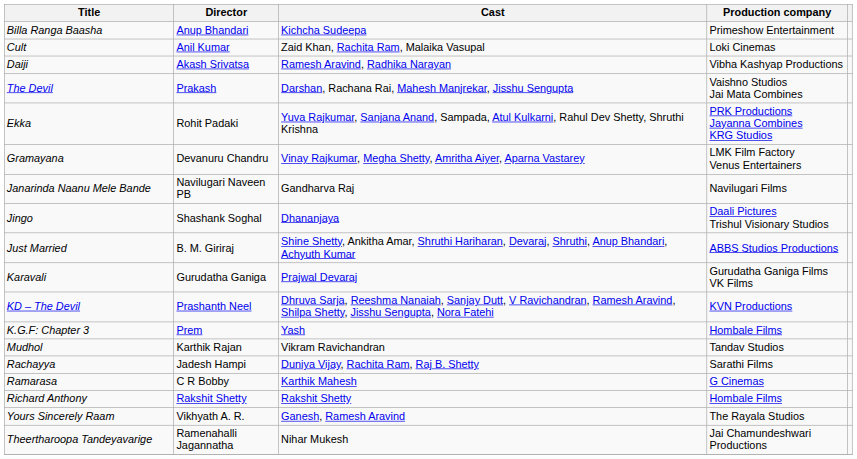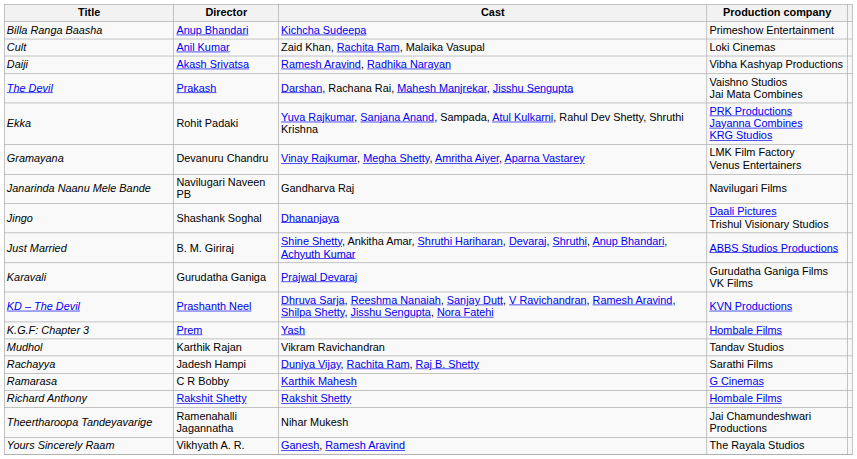rows swapped: (80, 439) <-> (61, 416)
